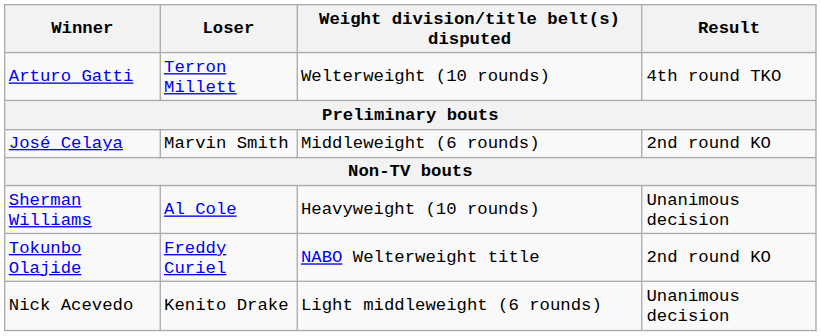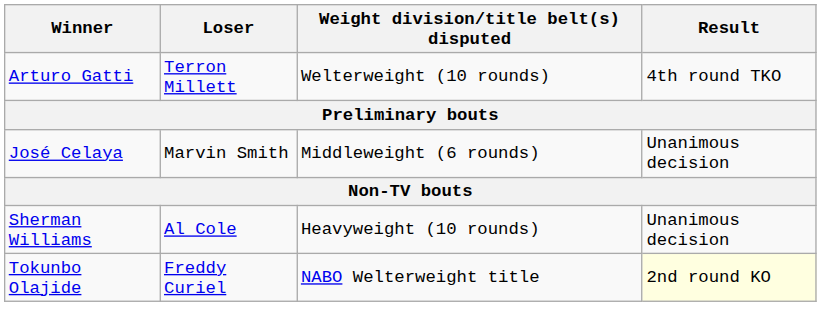(709, 143) 2nd round KO -> (693, 153) Unanimous decision
(709, 258) no background -> (709, 278) lightyellow background
- row: (71, 306)
